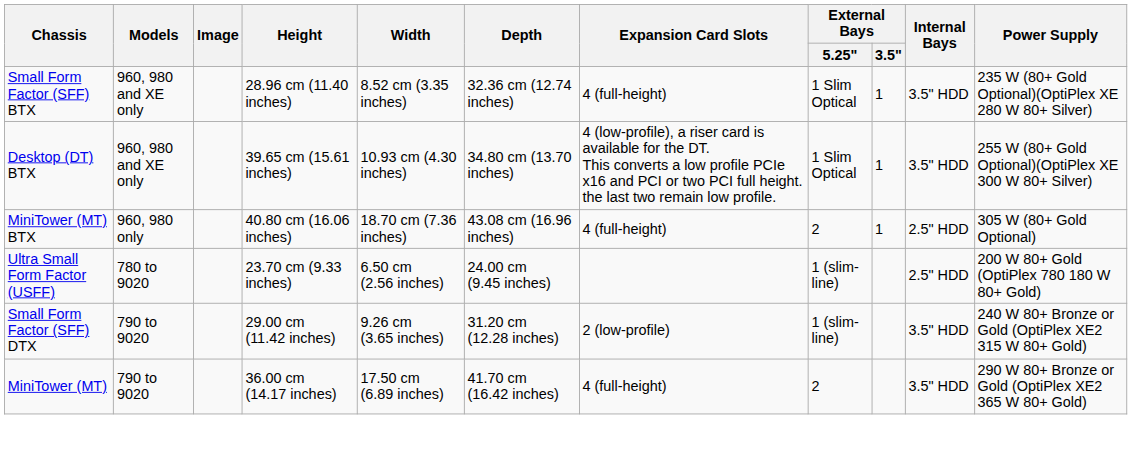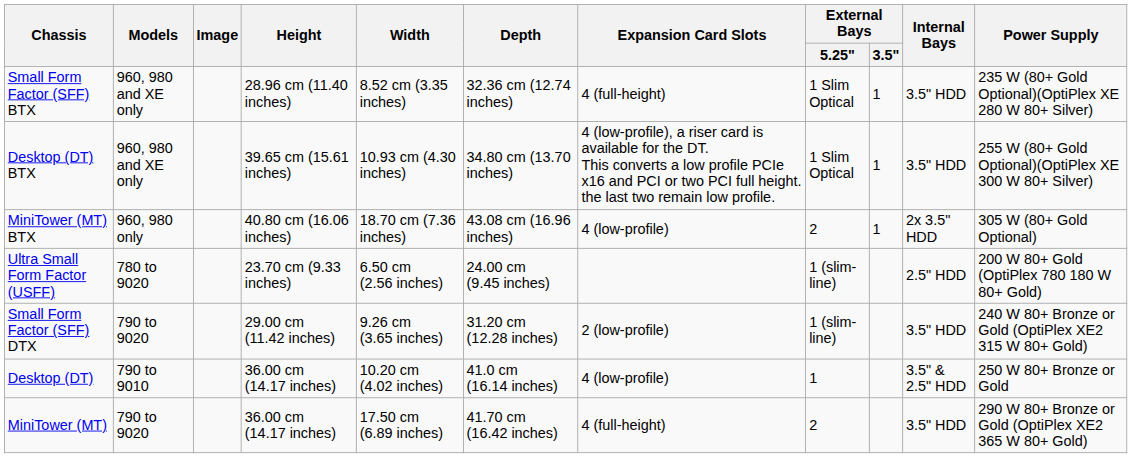(625, 228) 4 (full-height) -> (625, 228) 4 (low-profile)
(939, 228) 2.5" HDD -> (928, 228) 2x 3.5" HDD
+ row: (51, 378)
